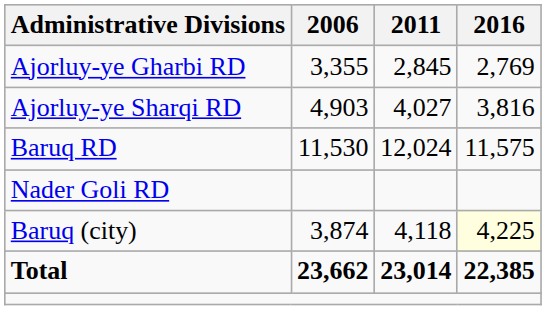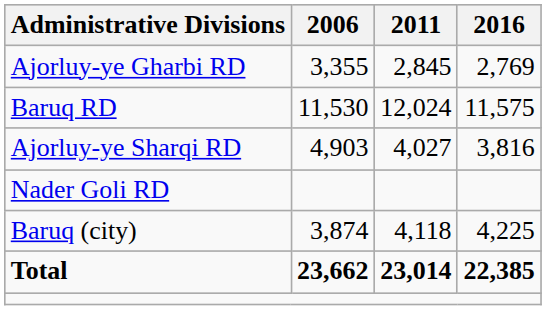rows swapped: (126, 107) <-> (64, 148)
(506, 230) lightyellow background -> (506, 230) no background
